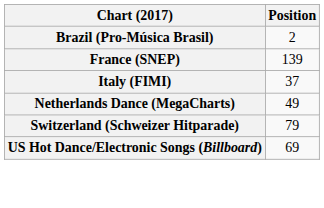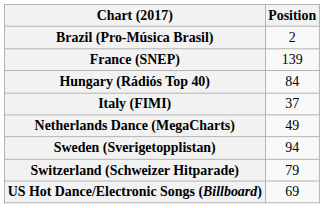+ row: (135, 81)
+ row: (135, 147)
